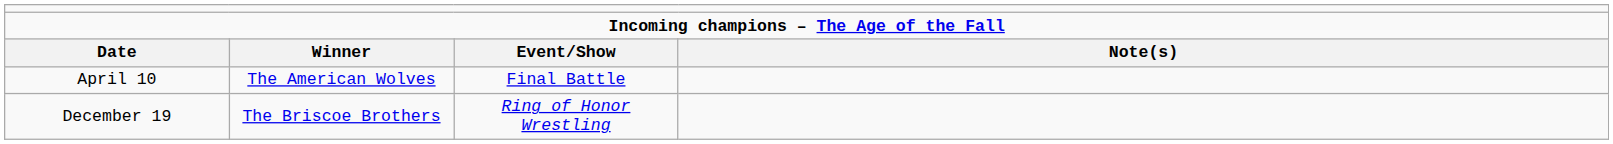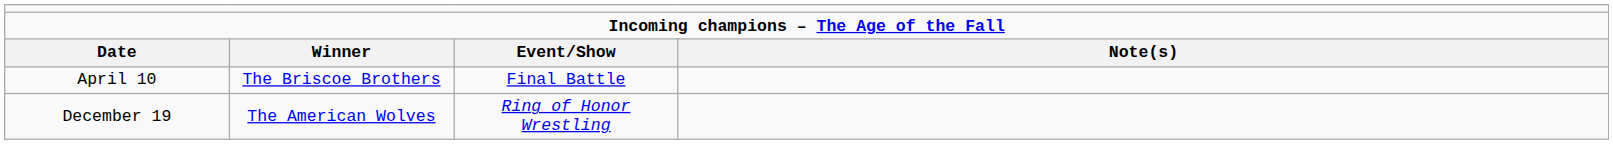(341, 80) The American Wolves -> (341, 80) The Briscoe Brothers
(341, 116) The Briscoe Brothers -> (341, 116) The American Wolves
